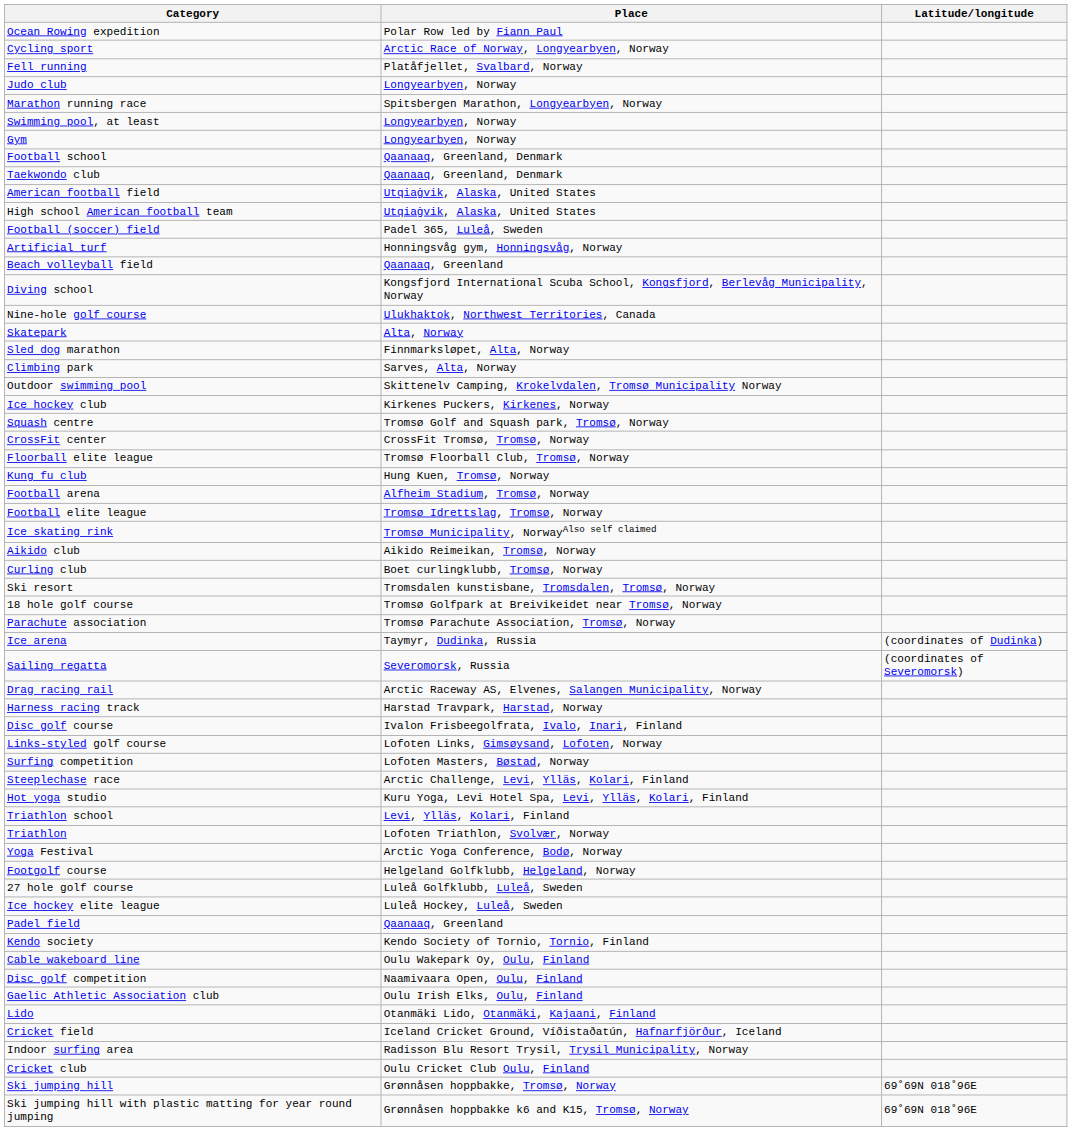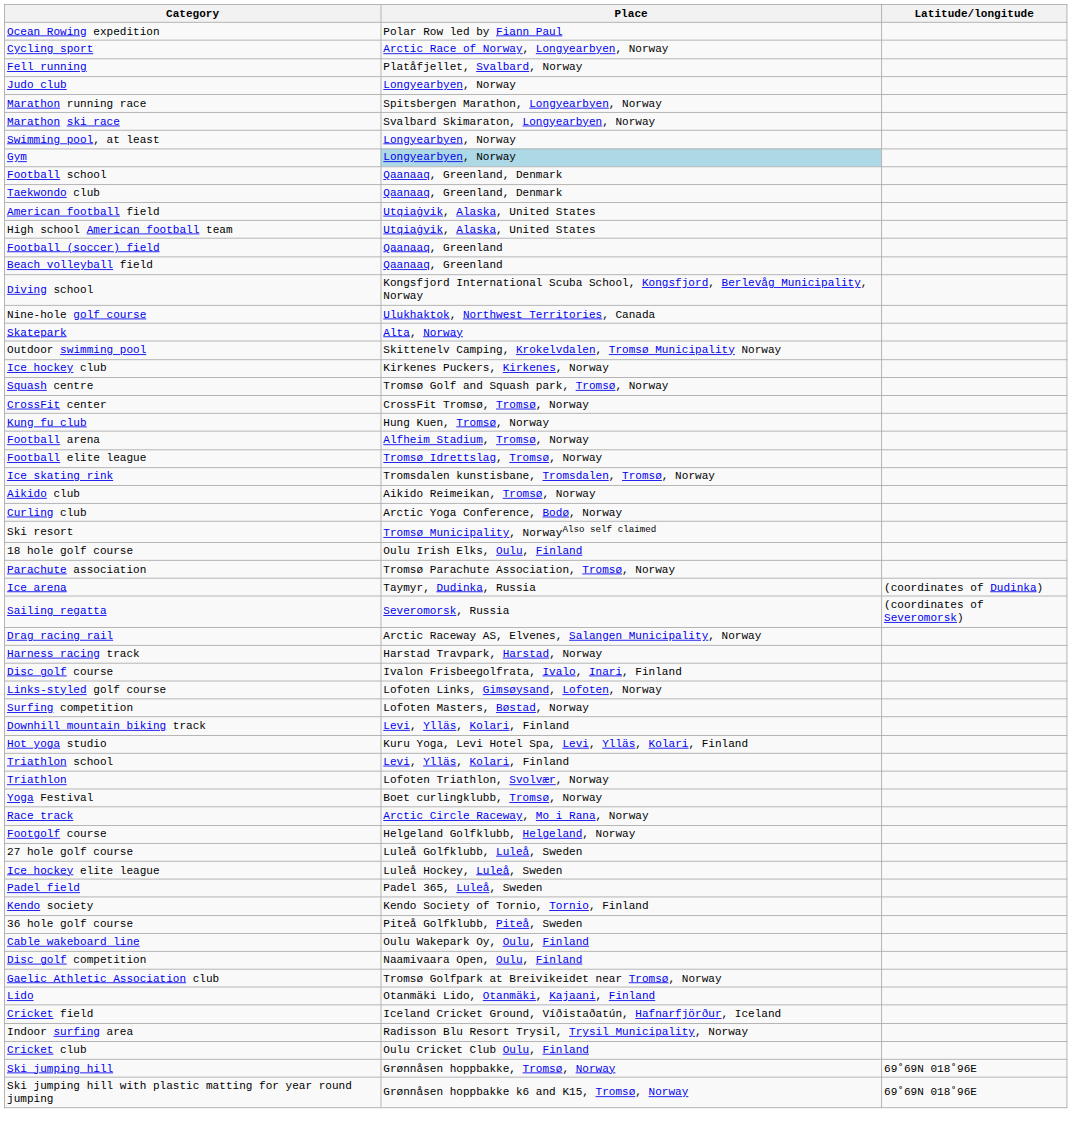+ row: (63, 121)
(450, 139) no background -> (450, 158) lightblue background
(463, 230) Padel 365, Luleå, Sweden -> (443, 248) Qaanaaq, Greenland
- row: (57, 248)
- row: (63, 350)
- row: (50, 368)
- row: (80, 458)
(520, 532) Tromsø Municipality, NorwayAlso self claimed -> (549, 476) Tromsdalen kunstisbane, Tromsdalen, Tromsø, Norway
(493, 569) Boet curlingklubb, Tromsø, Norway -> (503, 512) Arctic Yoga Conference, Bodø, Norway
(549, 587) Tromsdalen kunstisbane, Tromsdalen, Tromsø, Norway -> (520, 532) Tromsø Municipality, NorwayAlso self claimed
(553, 605) Tromsø Golfpark at Breivikeidet near Tromsø, Norway -> (483, 551) Oulu Irish Elks, Oulu, Finland
+ row: (107, 726)
- row: (63, 780)
(503, 852) Arctic Yoga Conference, Bodø, Norway -> (493, 798) Boet curlingklubb, Tromsø, Norway
+ row: (40, 816)
(443, 924) Qaanaaq, Greenland -> (463, 888) Padel 365, Luleå, Sweden
+ row: (70, 924)
(483, 996) Oulu Irish Elks, Oulu, Finland -> (552, 978) Tromsø Golfpark at Breivikeidet near Tromsø, Norway
